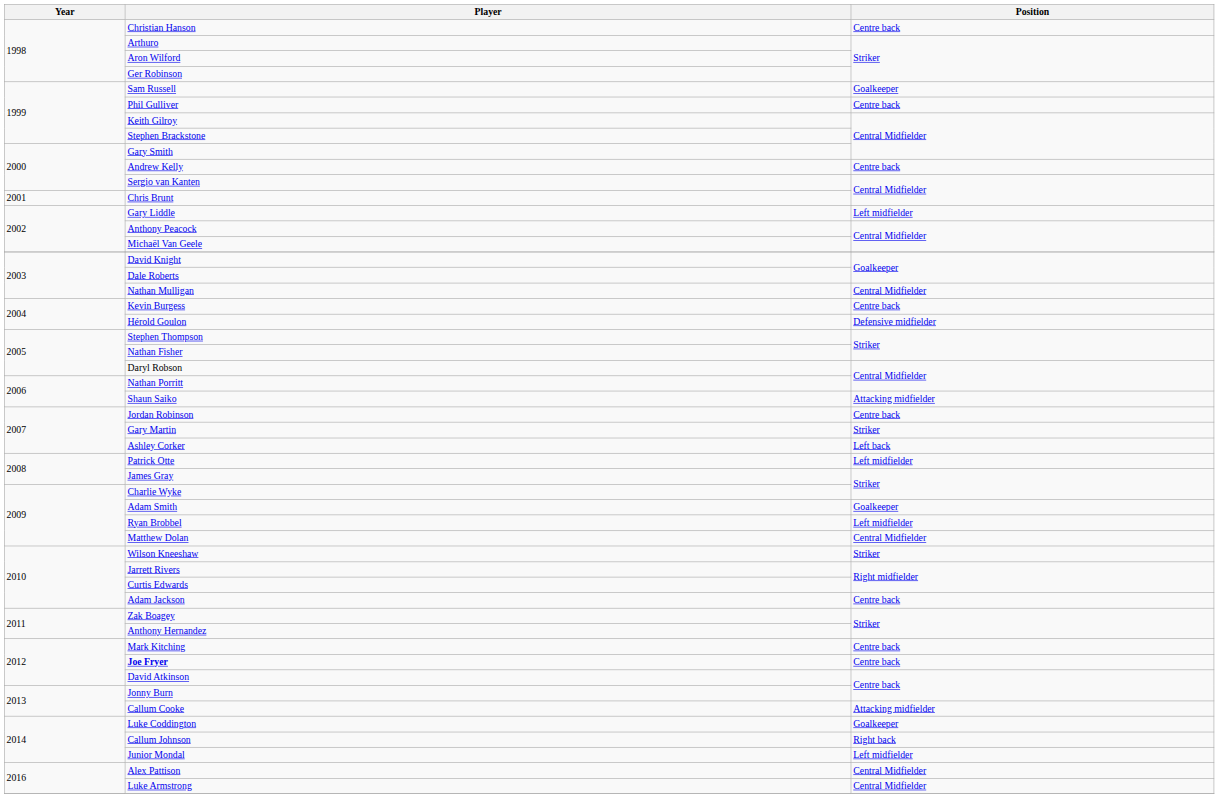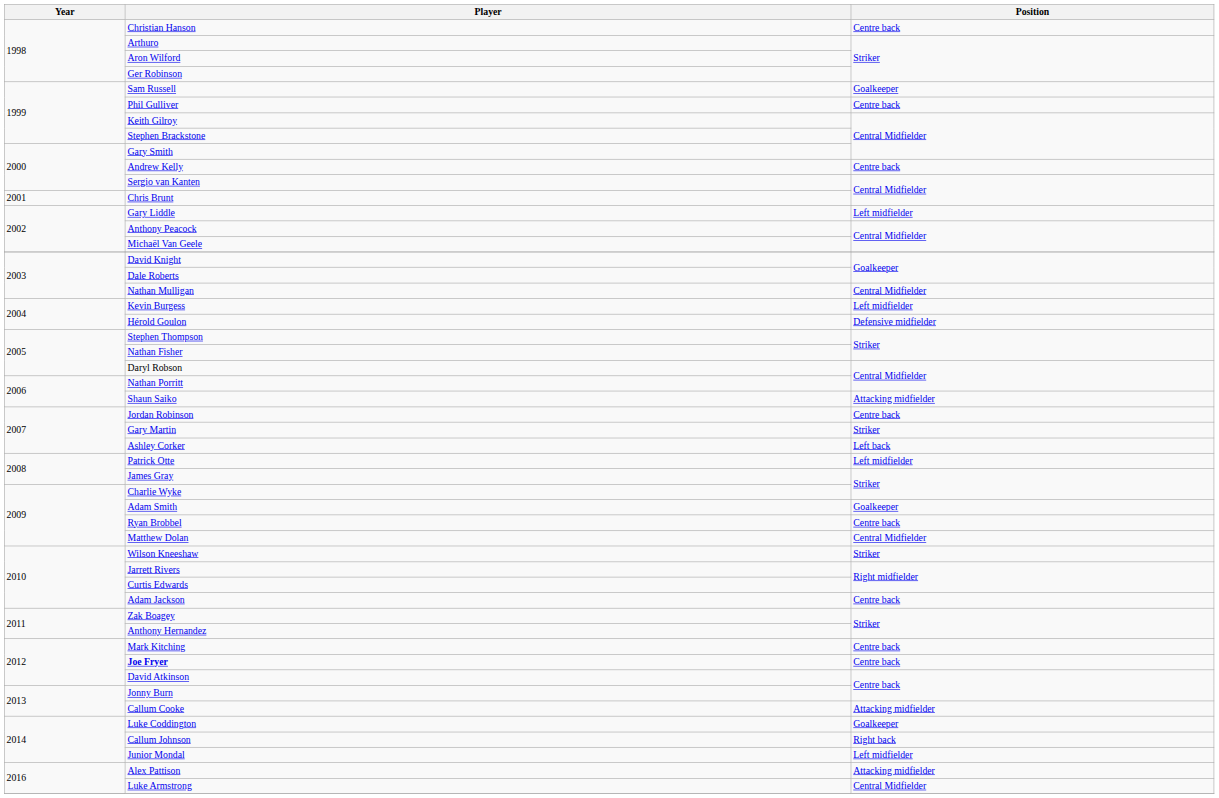(877, 306) Centre back -> (883, 306) Left midfielder
(883, 523) Left midfielder -> (877, 523) Centre back
(890, 770) Central Midfielder -> (894, 770) Attacking midfielder
